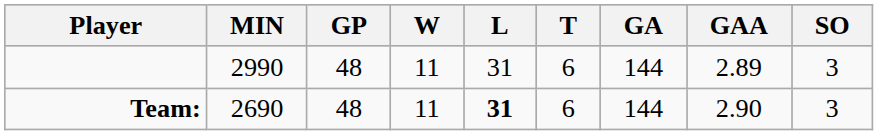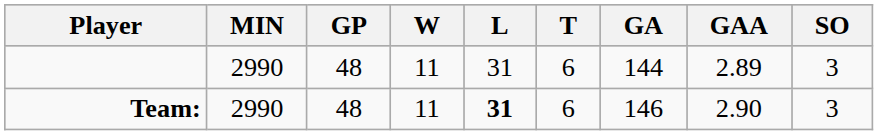(257, 108) 2690 -> (257, 108) 2990
(643, 108) 144 -> (643, 108) 146
